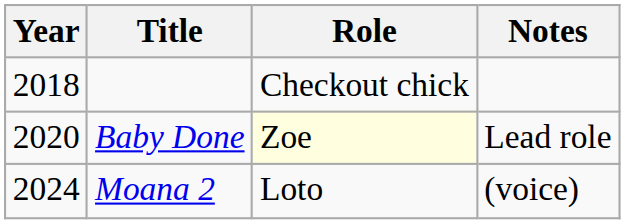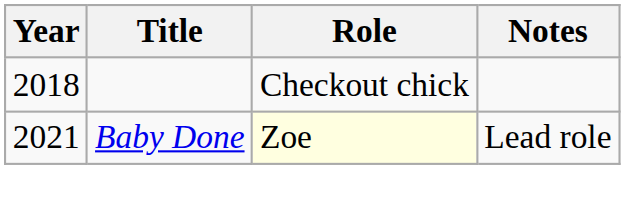(46, 137) 2020 -> (46, 137) 2021
- row: (155, 190)
